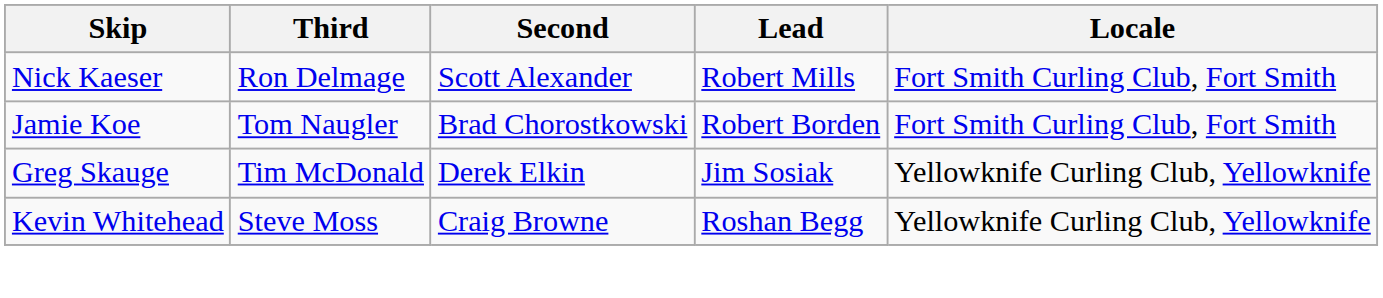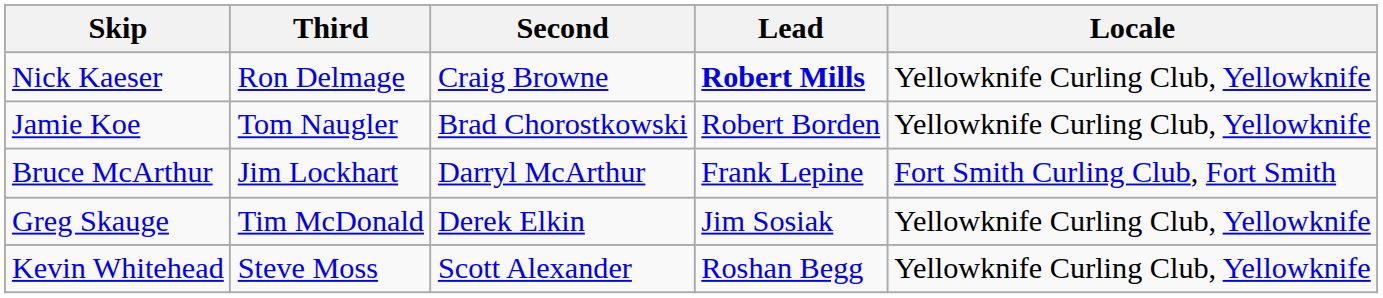(535, 76) Scott Alexander -> (523, 76) Craig Browne
(778, 76) normal -> (783, 76) bold
(1115, 76) Fort Smith Curling Club, Fort Smith -> (1132, 76) Yellowknife Curling Club, Yellowknife
(1115, 124) Fort Smith Curling Club, Fort Smith -> (1132, 124) Yellowknife Curling Club, Yellowknife
+ row: (112, 172)
(523, 220) Craig Browne -> (535, 268) Scott Alexander
